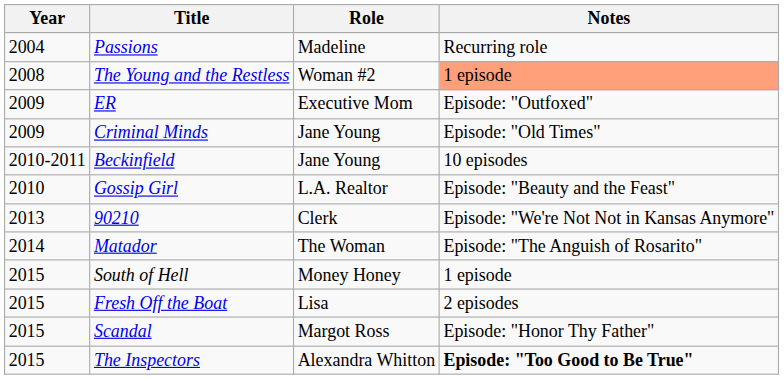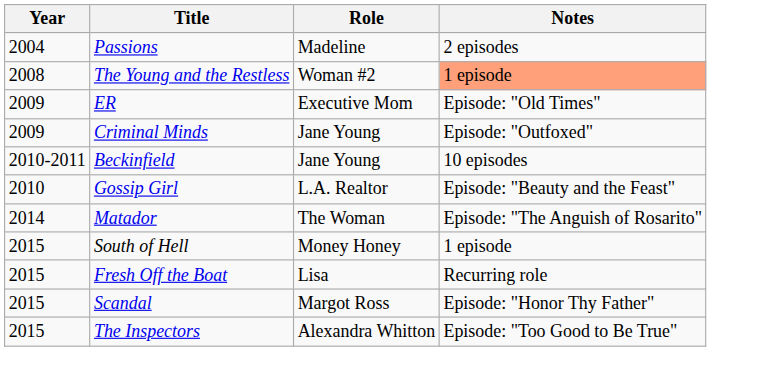(495, 47) Recurring role -> (481, 47) 2 episodes
(518, 103) Episode: "Outfoxed" -> (522, 103) Episode: "Old Times"
(522, 132) Episode: "Old Times" -> (518, 132) Episode: "Outfoxed"
- row: (116, 217)
(481, 302) 2 episodes -> (495, 274) Recurring role
(568, 359) bold -> (560, 331) normal
